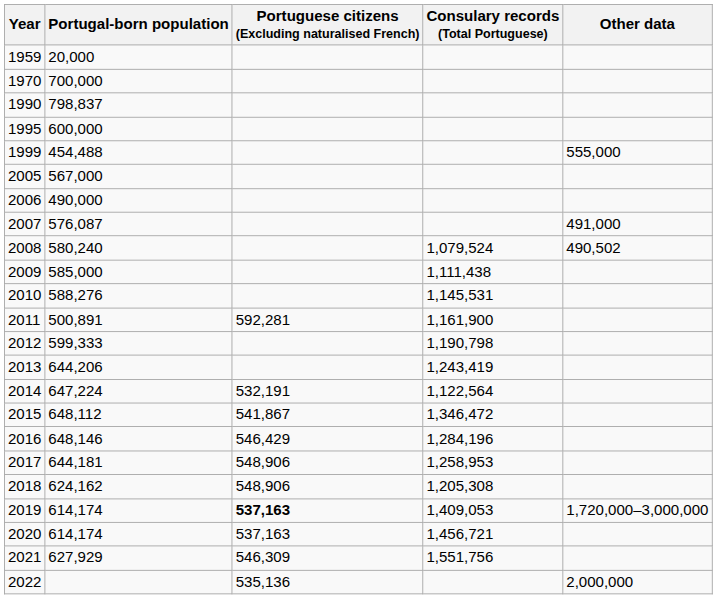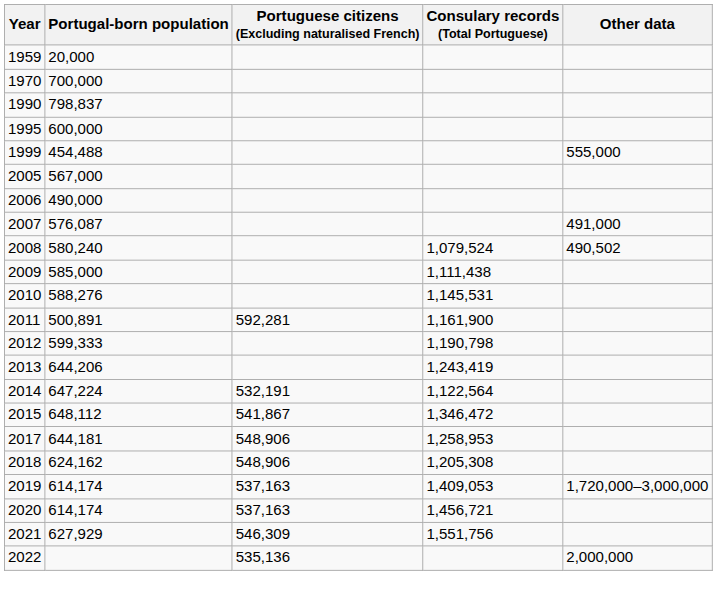- row: (25, 438)
(263, 510) bold -> (263, 486) normal
